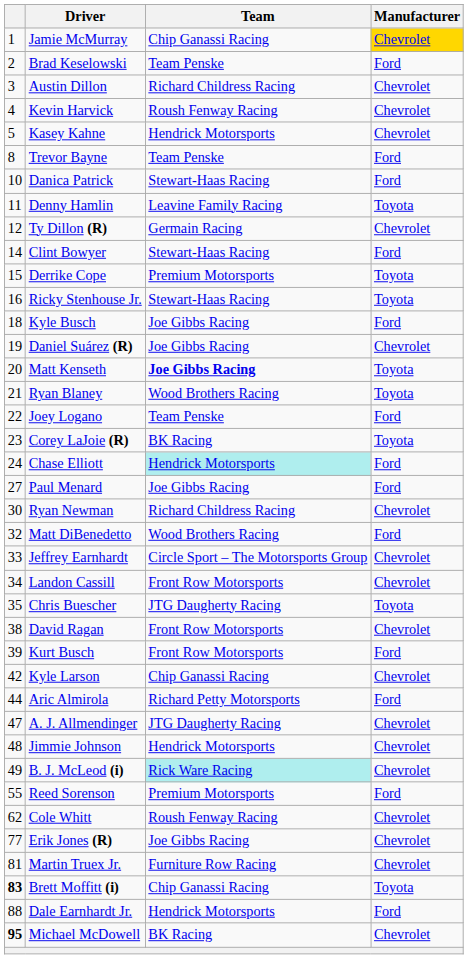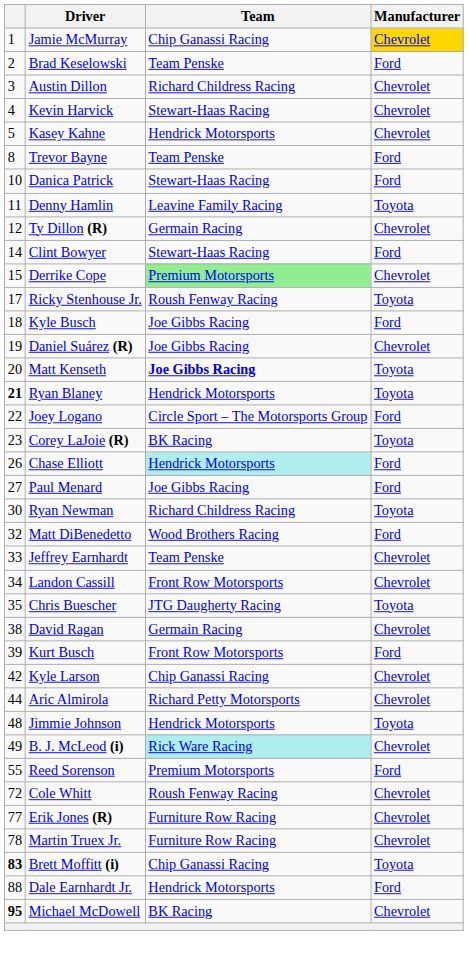(213, 110) Roush Fenway Racing -> (209, 110) Stewart-Haas Racing
(211, 275) no background -> (211, 275) lightgreen background
(394, 275) Toyota -> (402, 275) Chevrolet
(15, 299) 16 -> (15, 299) 17
(209, 299) Stewart-Haas Racing -> (213, 299) Roush Fenway Racing
(15, 393) normal -> (15, 393) bold
(214, 393) Wood Brothers Racing -> (212, 393) Hendrick Motorsports
(186, 416) Team Penske -> (258, 416) Circle Sport – The Motorsports Group
(15, 464) 24 -> (15, 464) 26
(402, 511) Chevrolet -> (394, 511) Toyota
(258, 558) Circle Sport – The Motorsports Group -> (186, 558) Team Penske
(216, 628) Front Row Motorsports -> (195, 628) Germain Racing
(388, 699) Ford -> (402, 699) Chevrolet
- row: (83, 723)
(402, 746) Chevrolet -> (394, 723) Toyota
(15, 817) 62 -> (15, 793) 72
(199, 841) Joe Gibbs Racing -> (212, 817) Furniture Row Racing
(15, 864) 81 -> (15, 841) 78
